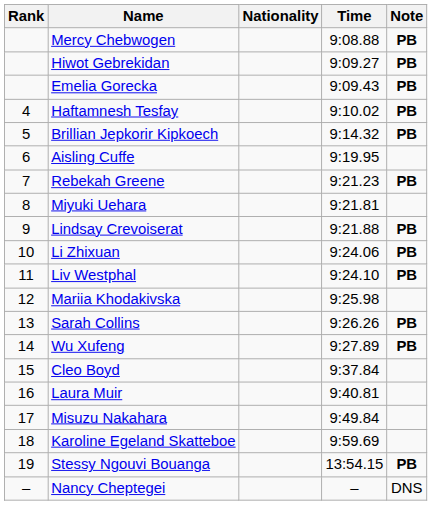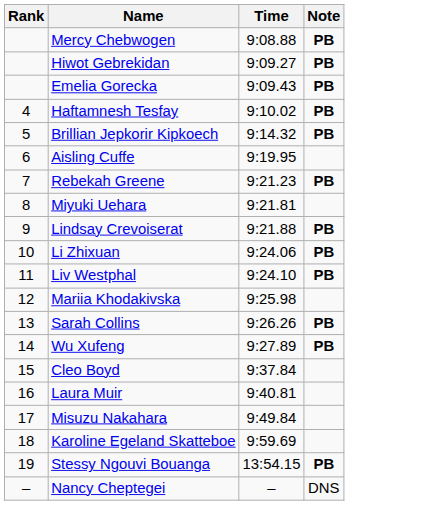- column: (281, 16)
